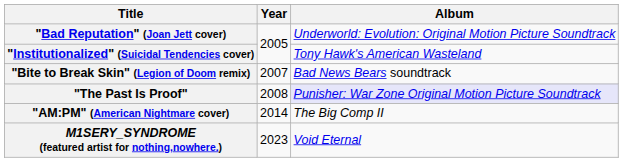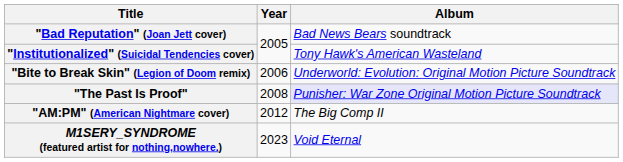(455, 34) Underworld: Evolution: Original Motion Picture Soundtrack -> (372, 34) Bad News Bears soundtrack
(274, 73) 2007 -> (274, 73) 2006
(372, 73) Bad News Bears soundtrack -> (455, 73) Underworld: Evolution: Original Motion Picture Soundtrack
(274, 113) 2014 -> (274, 113) 2012
